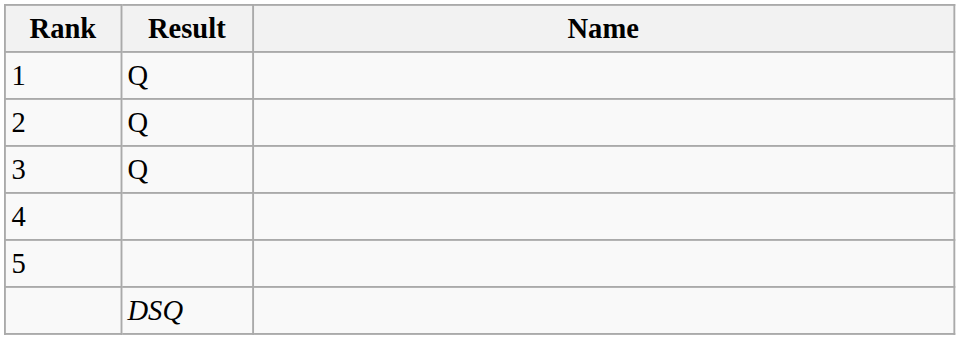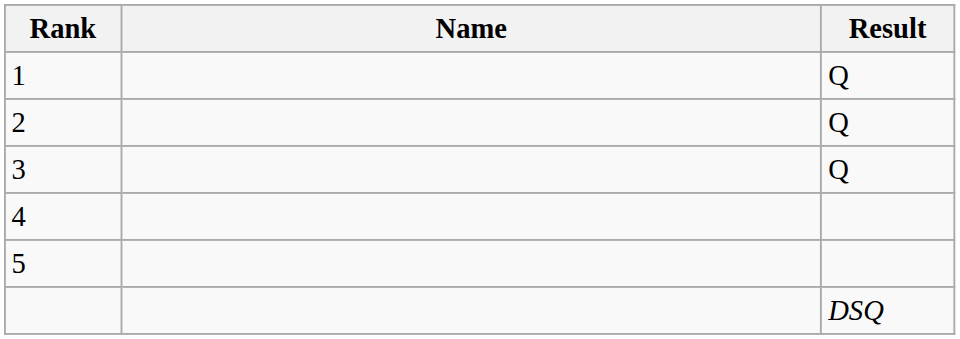columns swapped: (603, 28) <-> (187, 28)
